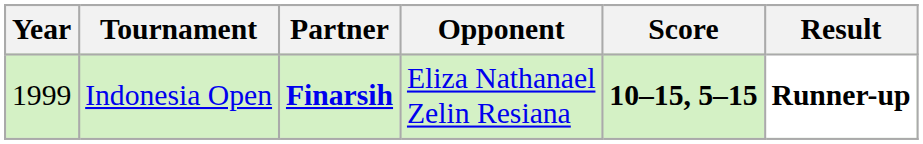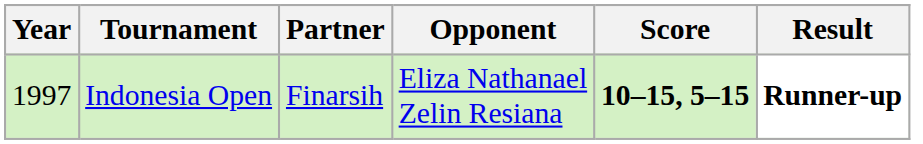(42, 95) 1999 -> (42, 95) 1997
(340, 95) bold -> (335, 95) normal
